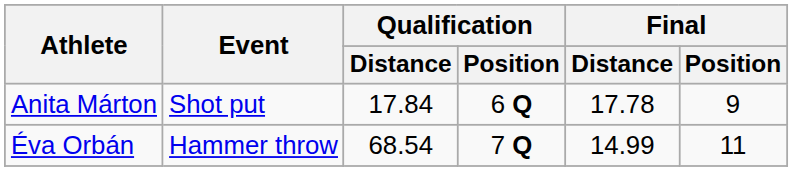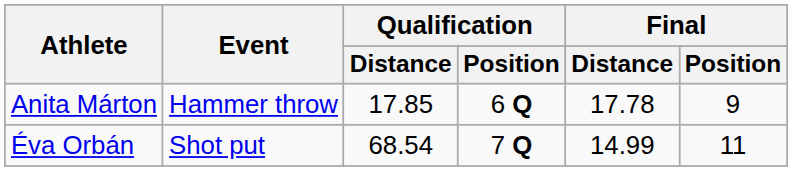(217, 105) Shot put -> (254, 105) Hammer throw
(401, 105) 17.84 -> (401, 105) 17.85
(254, 146) Hammer throw -> (217, 146) Shot put
